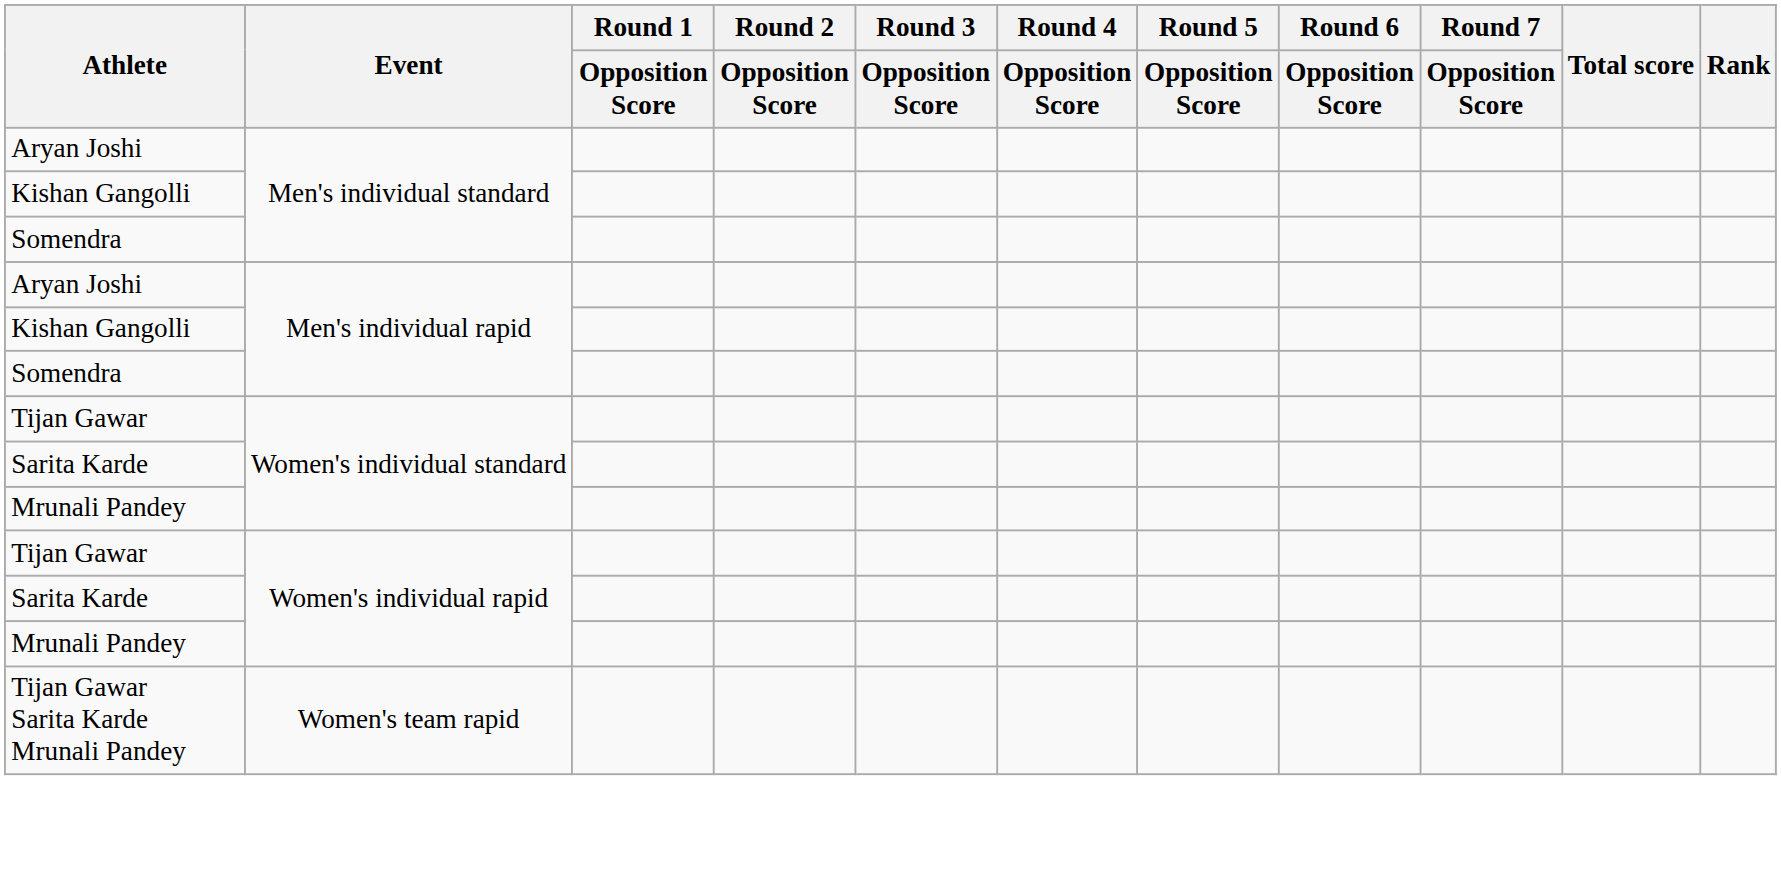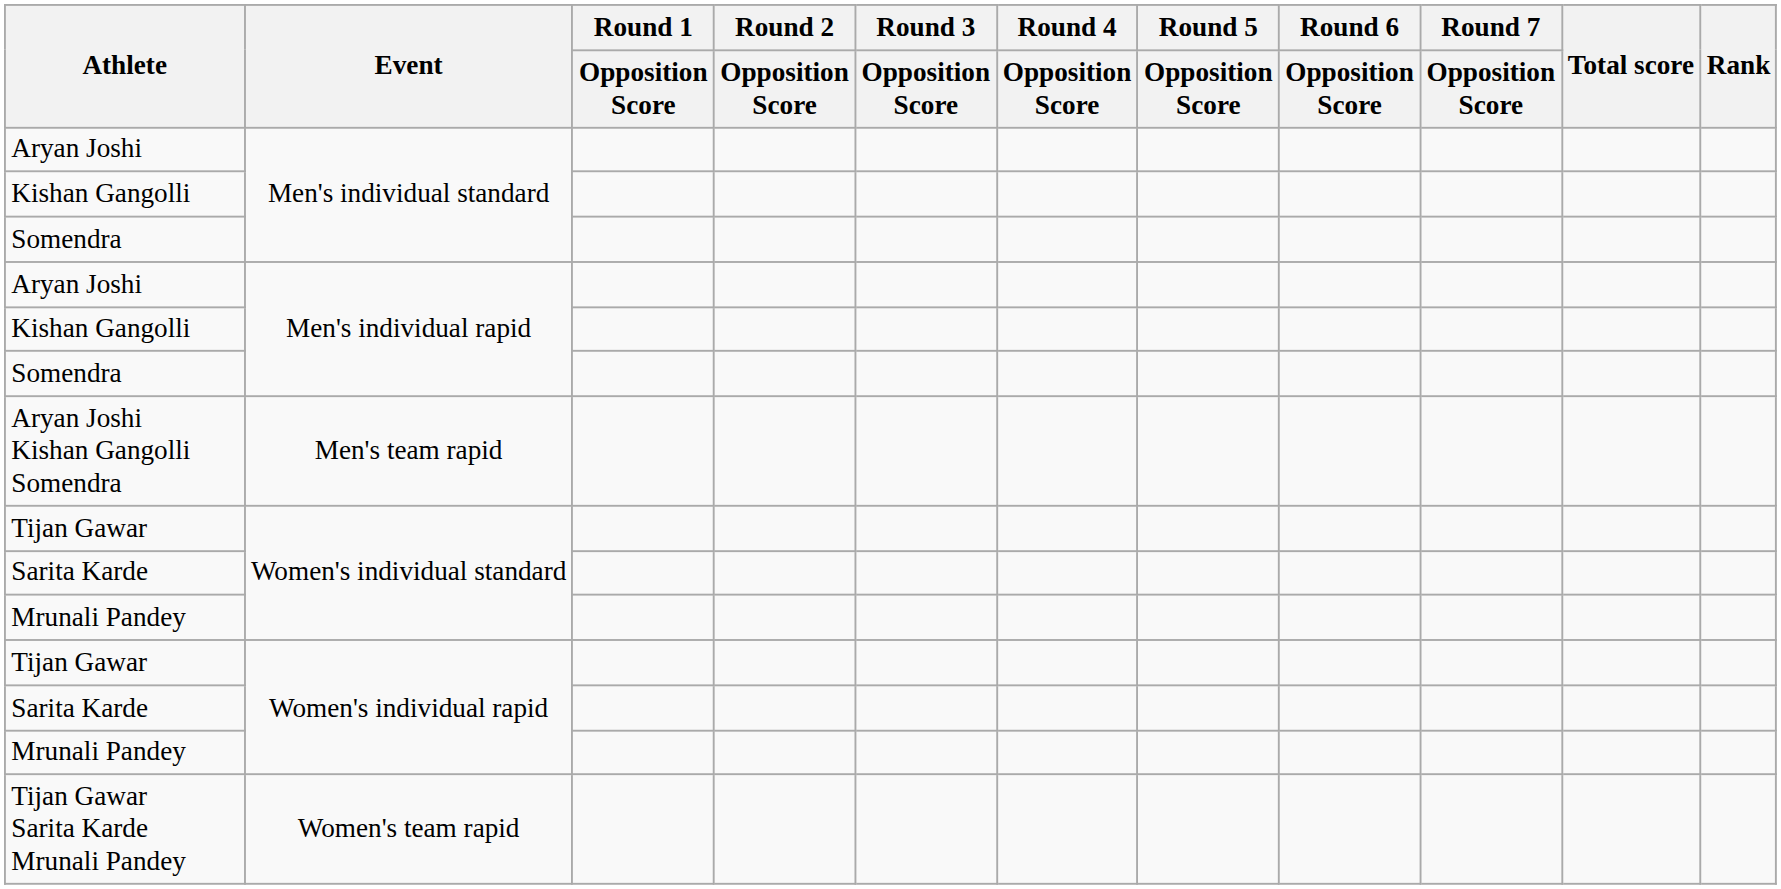+ row: (101, 450)
